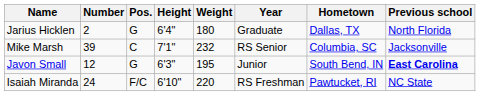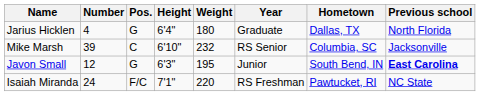(86, 30) 2 -> (86, 30) 4
(166, 47) 7'1" -> (169, 47) 6'10"
(169, 82) 6'10" -> (166, 82) 7'1"
